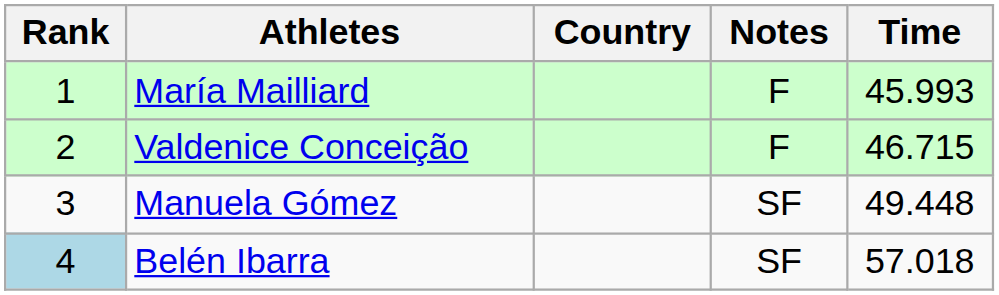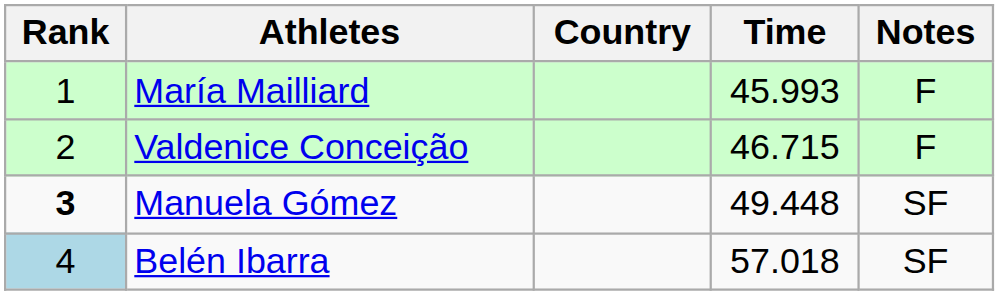columns swapped: (920, 32) <-> (779, 32)
(66, 203) normal -> (66, 203) bold
